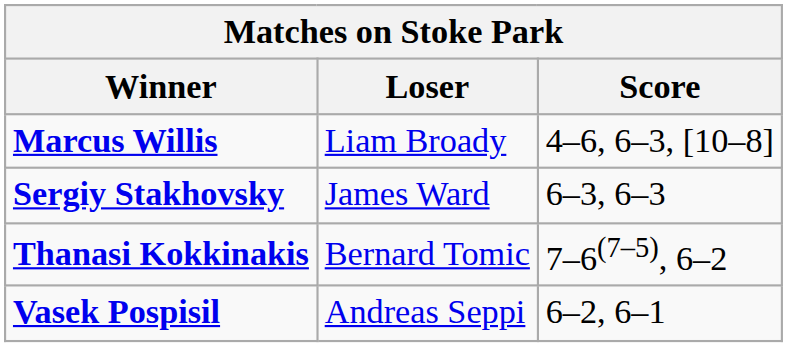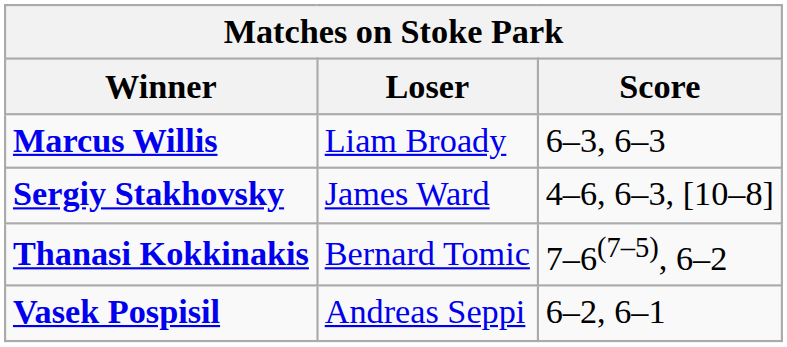(660, 140) 4–6, 6–3, [10–8] -> (606, 140) 6–3, 6–3
(606, 194) 6–3, 6–3 -> (660, 194) 4–6, 6–3, [10–8]
